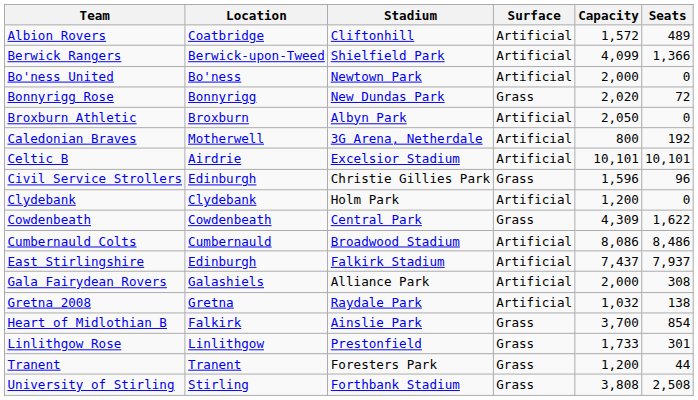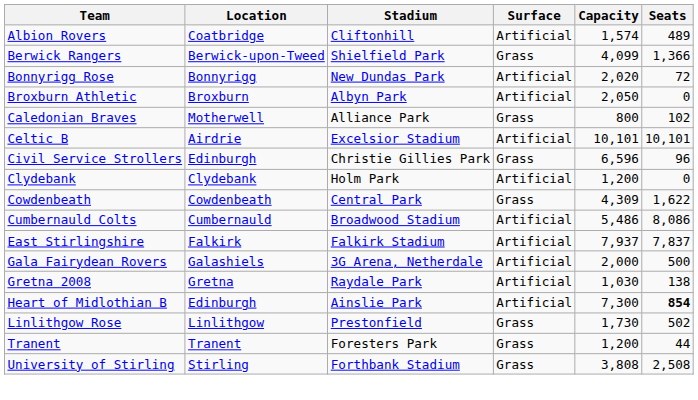(620, 35) 1,572 -> (620, 35) 1,574
(534, 56) Artificial -> (515, 56) Grass
- row: (61, 76)
(515, 97) Grass -> (534, 76) Artificial
(407, 138) 3G Arena, Netherdale -> (380, 118) Alliance Park
(534, 138) Artificial -> (515, 118) Grass
(679, 138) 192 -> (679, 118) 102
(620, 179) 1,596 -> (620, 159) 6,596
(620, 241) 8,086 -> (620, 220) 5,486
(671, 241) 8,486 -> (671, 220) 8,086
(222, 261) Edinburgh -> (215, 241) Falkirk
(620, 261) 7,437 -> (620, 241) 7,937
(671, 261) 7,937 -> (671, 241) 7,837
(380, 282) Alliance Park -> (407, 261) 3G Arena, Netherdale
(679, 282) 308 -> (679, 261) 500
(620, 302) 1,032 -> (620, 282) 1,030
(215, 323) Falkirk -> (222, 302) Edinburgh
(515, 323) Grass -> (534, 302) Artificial
(620, 323) 3,700 -> (620, 302) 7,300
(679, 323) normal -> (679, 302) bold
(620, 344) 1,733 -> (620, 323) 1,730
(679, 344) 301 -> (679, 323) 502
